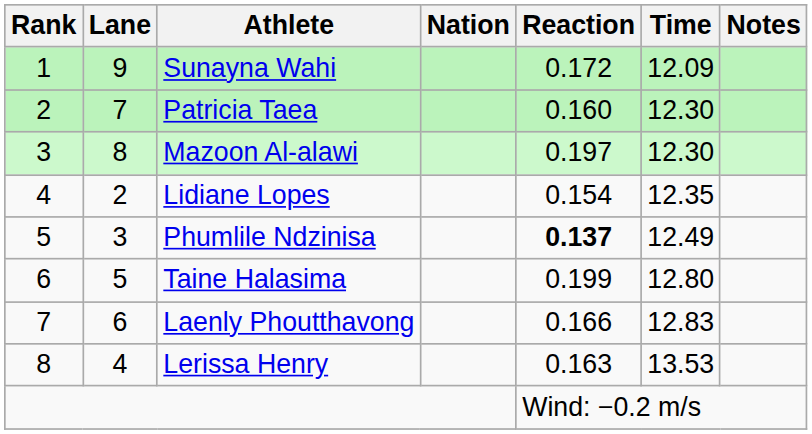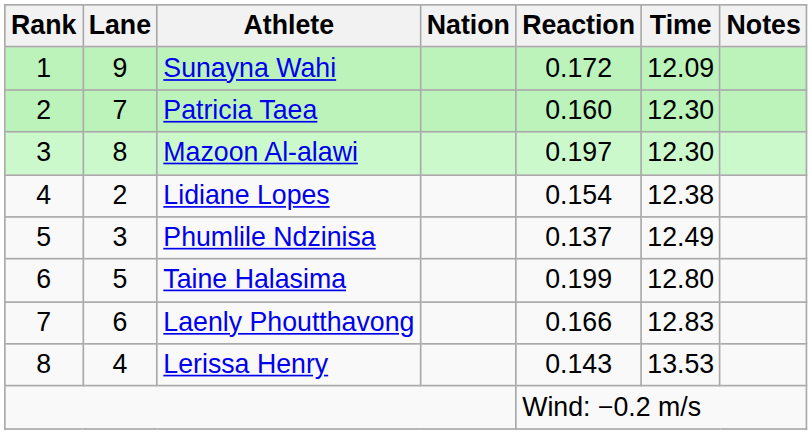(681, 195) 12.35 -> (681, 195) 12.38
(579, 237) bold -> (579, 237) normal
(579, 364) 0.163 -> (579, 364) 0.143
